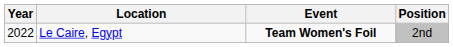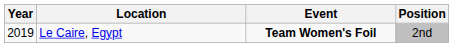(20, 33) 2022 -> (20, 33) 2019
